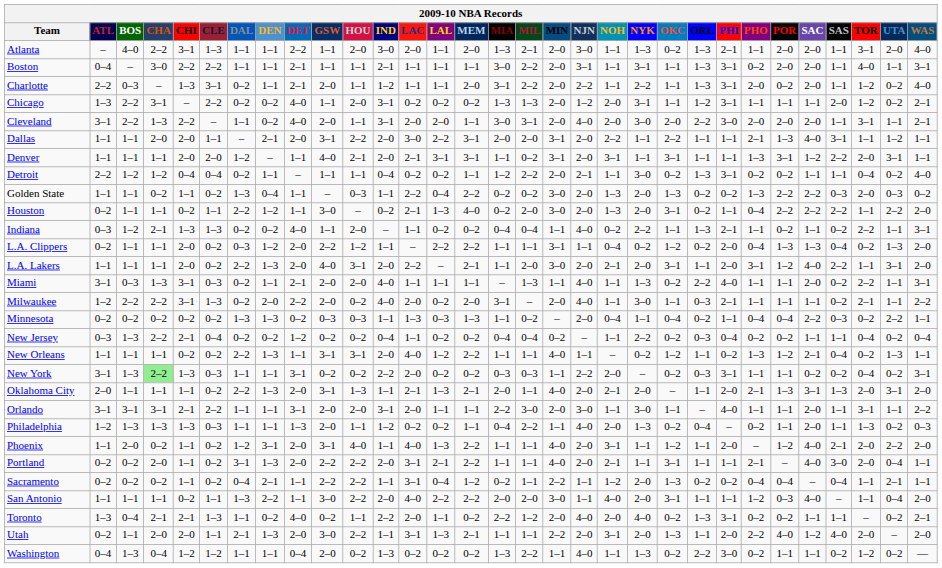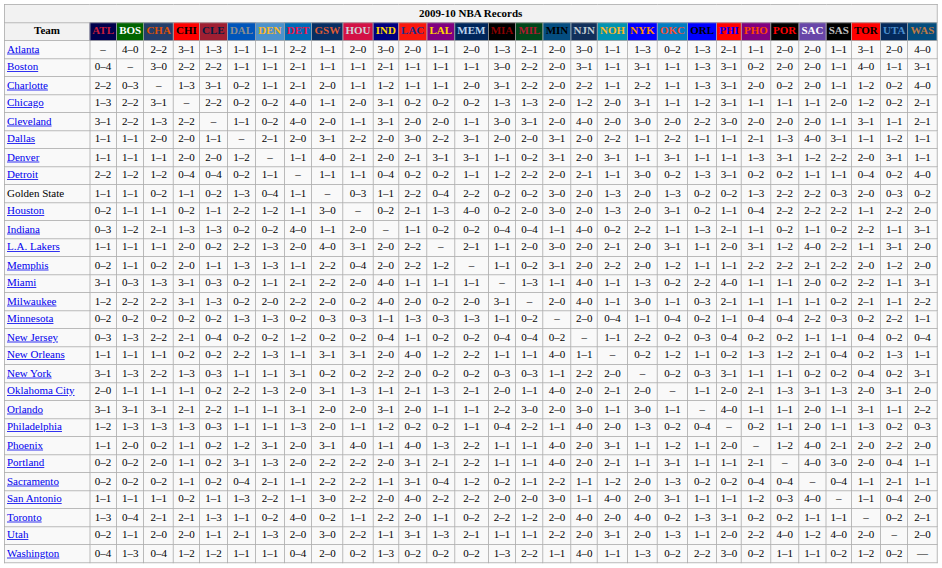- row: (37, 247)
+ row: (28, 265)
(327, 283) 2–0 -> (327, 283) 2–2
(159, 373) lightgreen background -> (159, 373) no background
